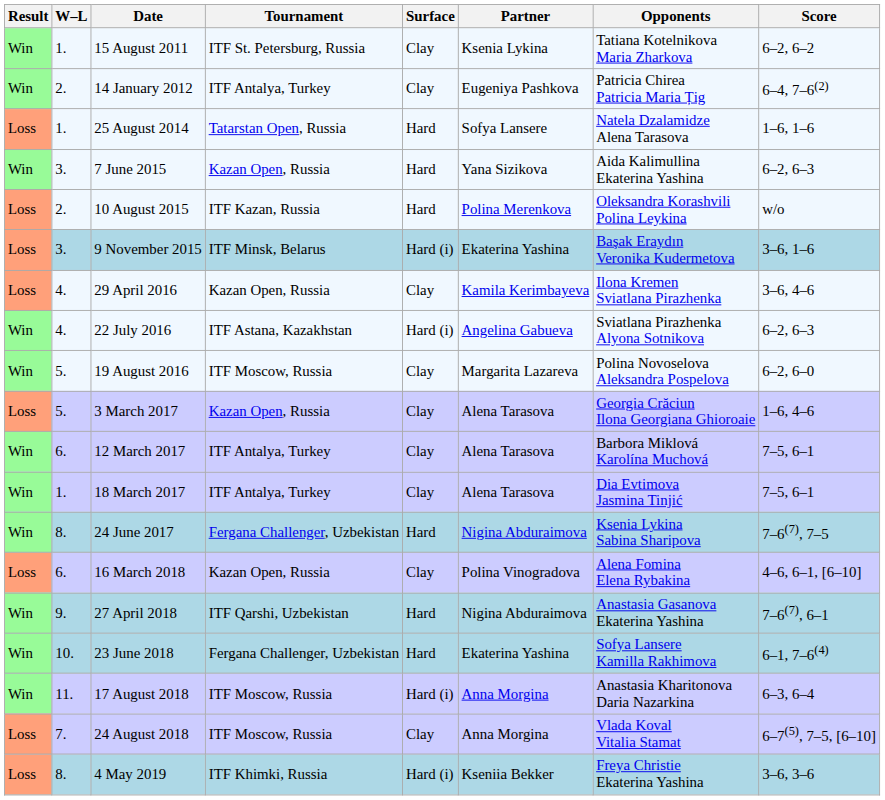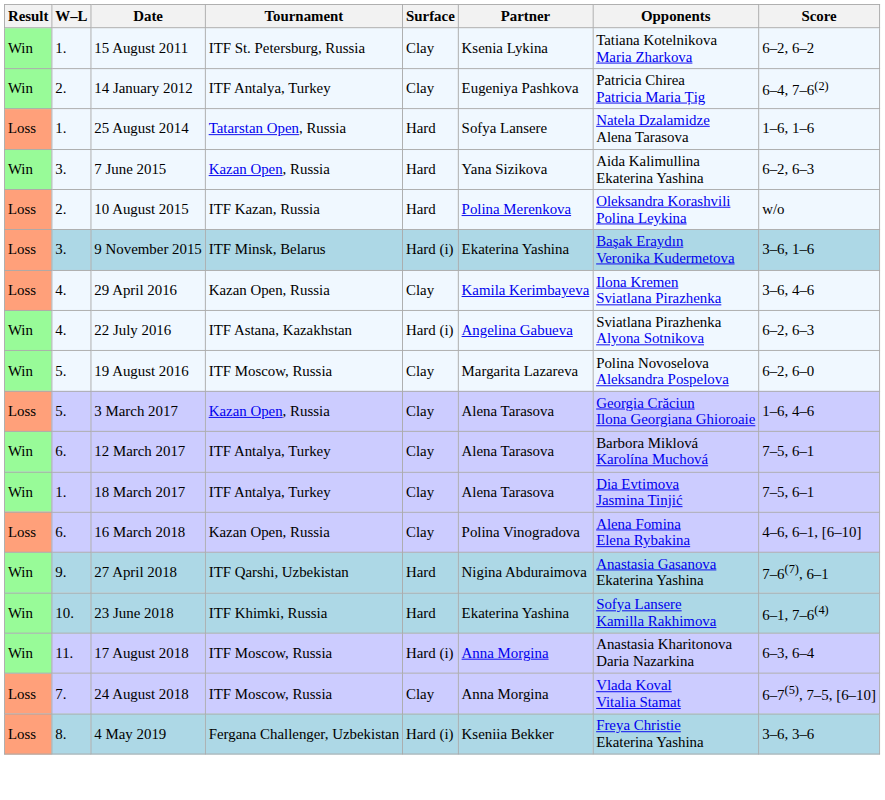- row: (134, 532)
(304, 653) Fergana Challenger, Uzbekistan -> (268, 613) ITF Khimki, Russia
(268, 774) ITF Khimki, Russia -> (304, 734) Fergana Challenger, Uzbekistan
